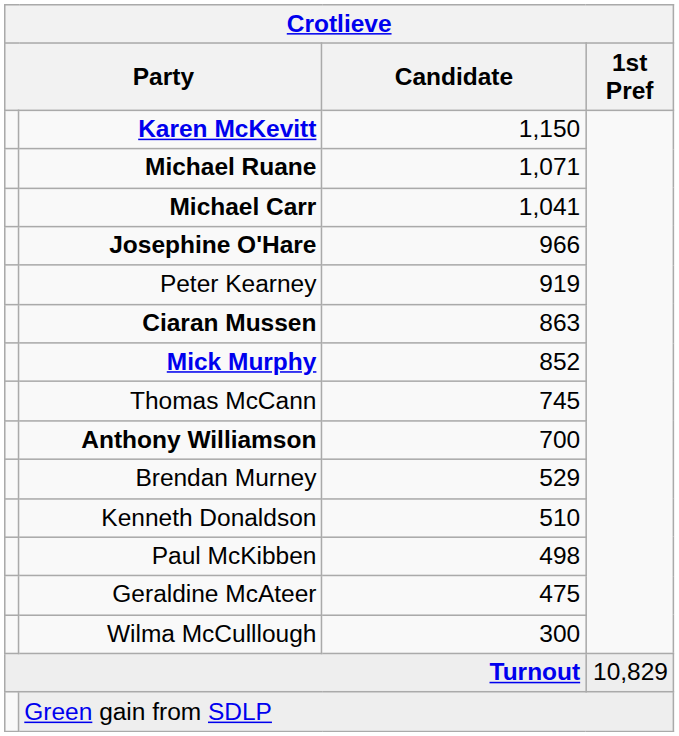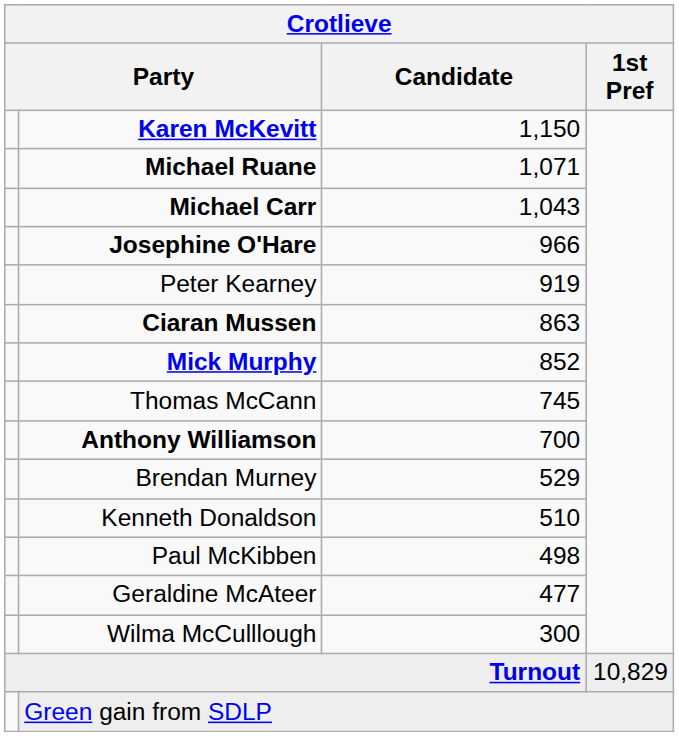(550, 206) 1,041 -> (550, 206) 1,043
(560, 594) 475 -> (560, 594) 477
